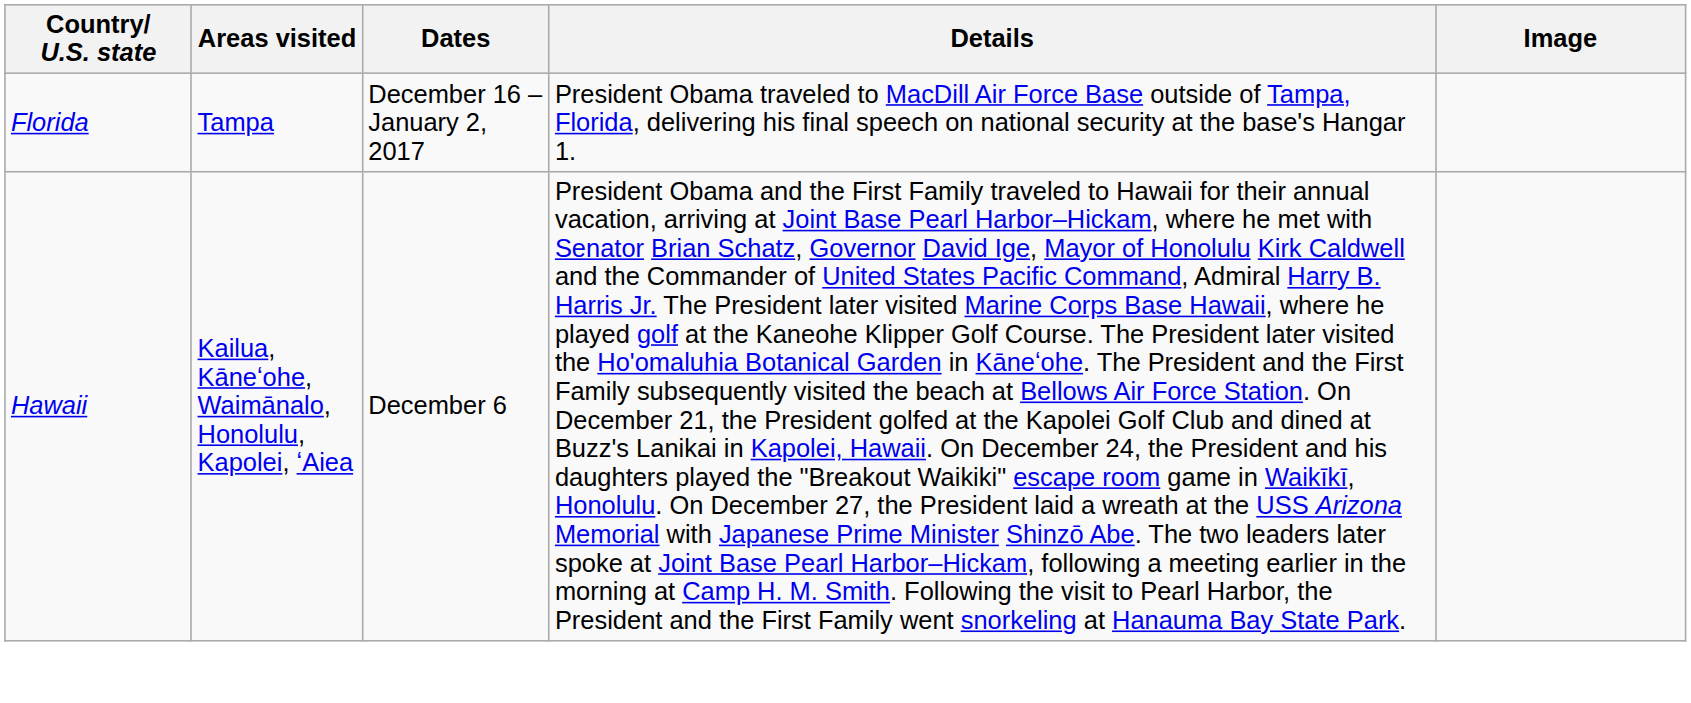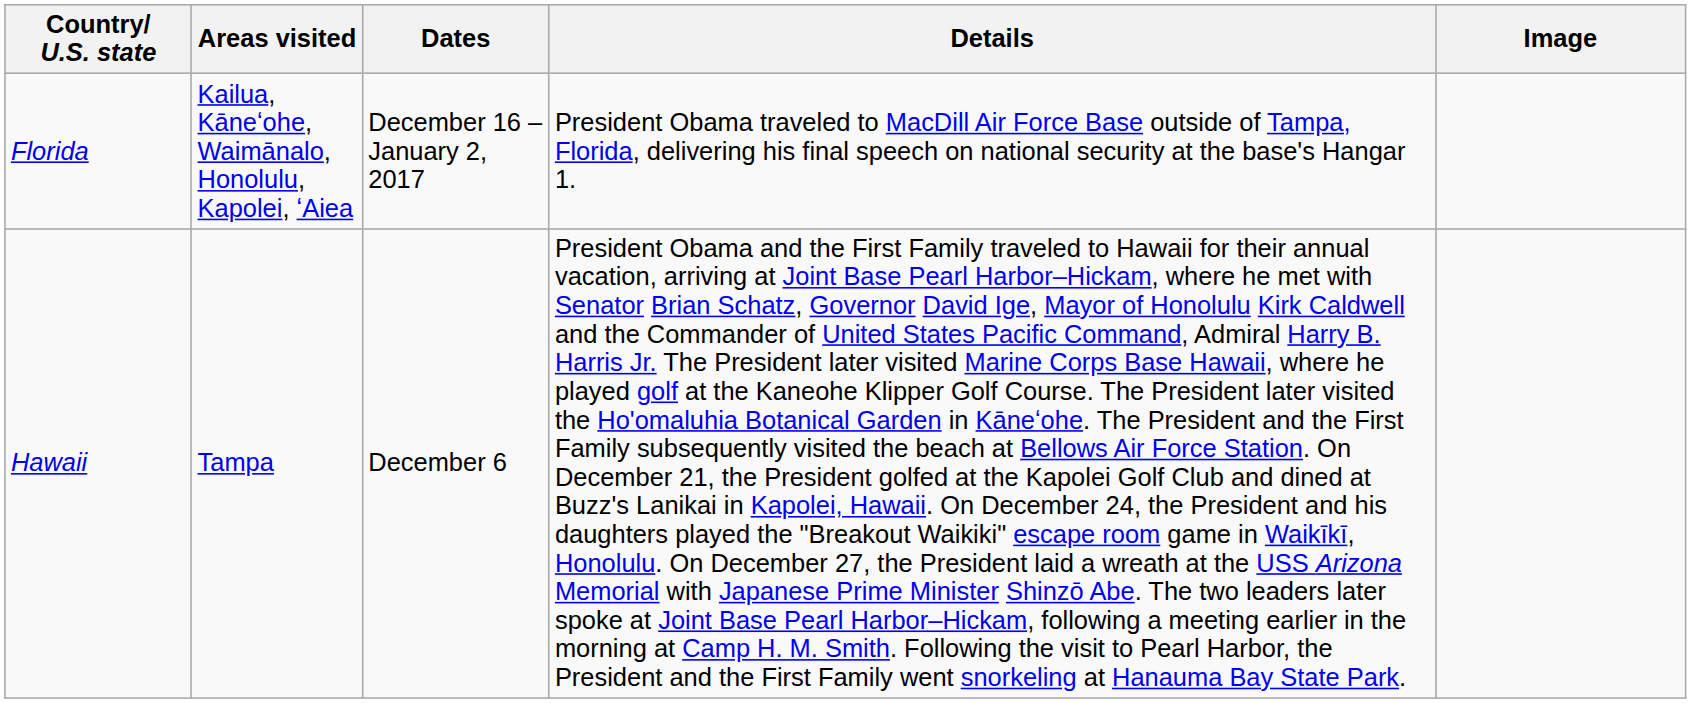(236, 122) Tampa -> (275, 150) Kailua, Kāneʻohe, Waimānalo, Honolulu, Kapolei, ʻAiea
(275, 405) Kailua, Kāneʻohe, Waimānalo, Honolulu, Kapolei, ʻAiea -> (236, 463) Tampa
